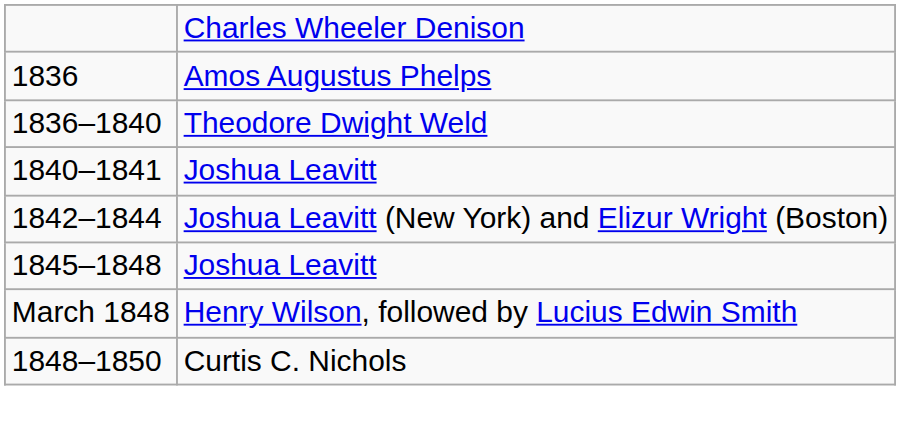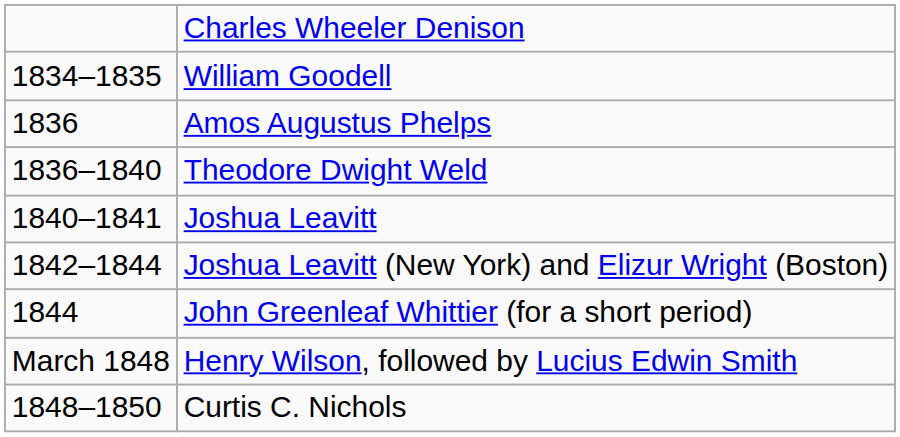+ row: (87, 75)
+ row: (45, 312)
- row: (87, 265)
